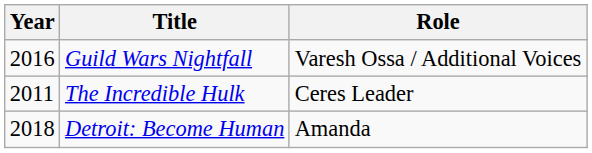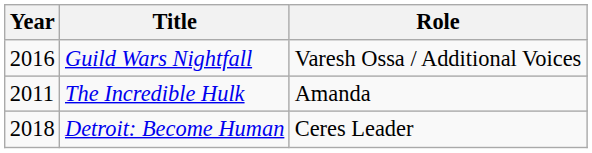(354, 93) Ceres Leader -> (333, 93) Amanda
(333, 128) Amanda -> (354, 128) Ceres Leader
